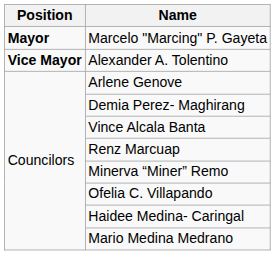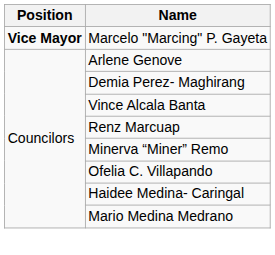(28, 37) Mayor -> (45, 37) Vice Mayor
- row: (158, 60)
